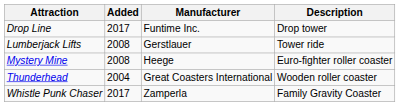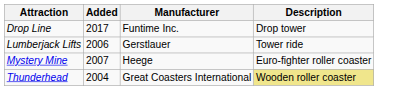(118, 45) 2008 -> (97, 45) 2006
(118, 61) 2008 -> (97, 61) 2007
(327, 77) no background -> (306, 77) khaki background
- row: (54, 93)
